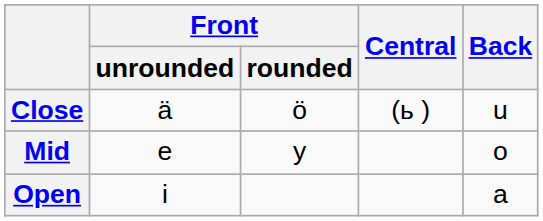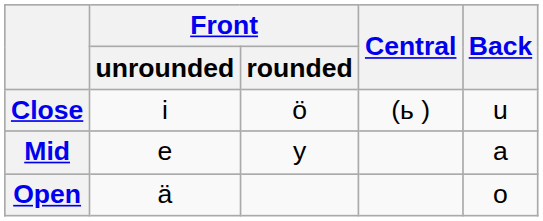(165, 109) ä -> (165, 109) i
(500, 151) o -> (500, 151) a
(165, 194) i -> (165, 194) ä
(500, 194) a -> (500, 194) o
